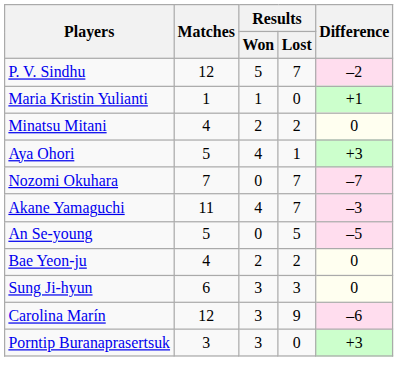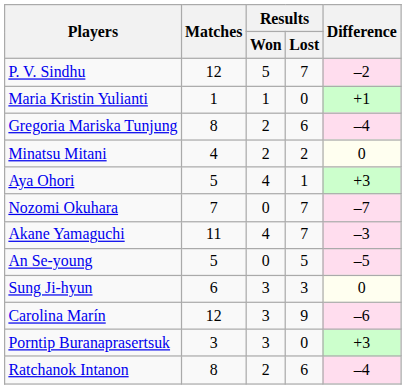+ row: (93, 126)
- row: (48, 261)
+ row: (69, 369)
